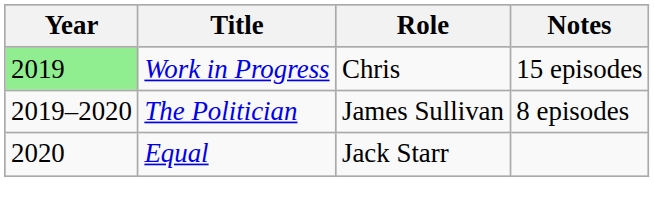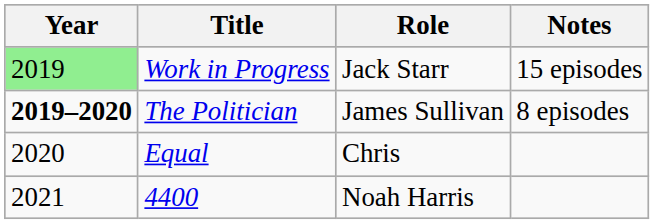(371, 68) Chris -> (395, 68) Jack Starr
(72, 111) normal -> (72, 111) bold
(395, 153) Jack Starr -> (371, 153) Chris
+ row: (171, 196)
